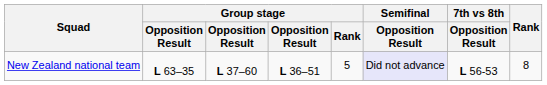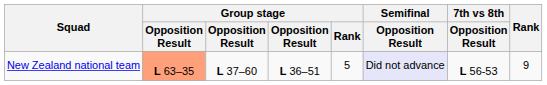(174, 72) no background -> (174, 72) lightsalmon background
(526, 66) 8 -> (526, 66) 9
